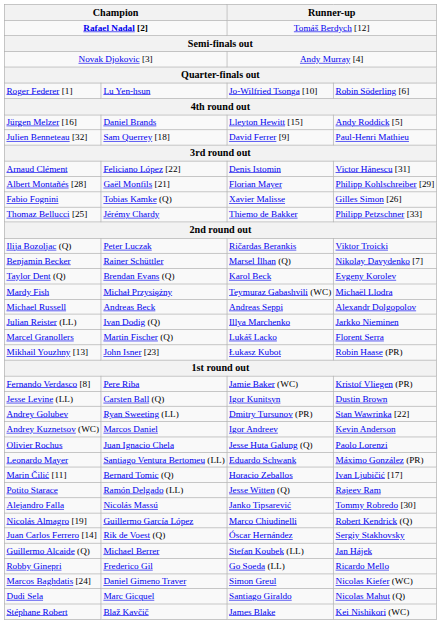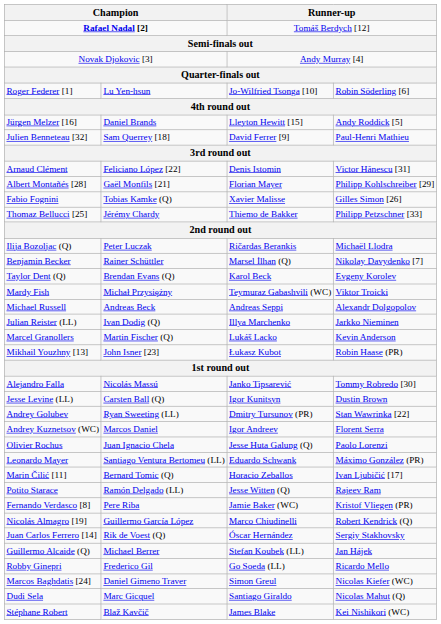(362, 246) Viktor Troicki -> (364, 246) Michaël Llodra
(364, 292) Michaël Llodra -> (362, 292) Viktor Troicki
(360, 337) Florent Serra -> (366, 337) Kevin Anderson
rows swapped: (35, 505) <-> (48, 384)
(366, 429) Kevin Anderson -> (360, 429) Florent Serra
